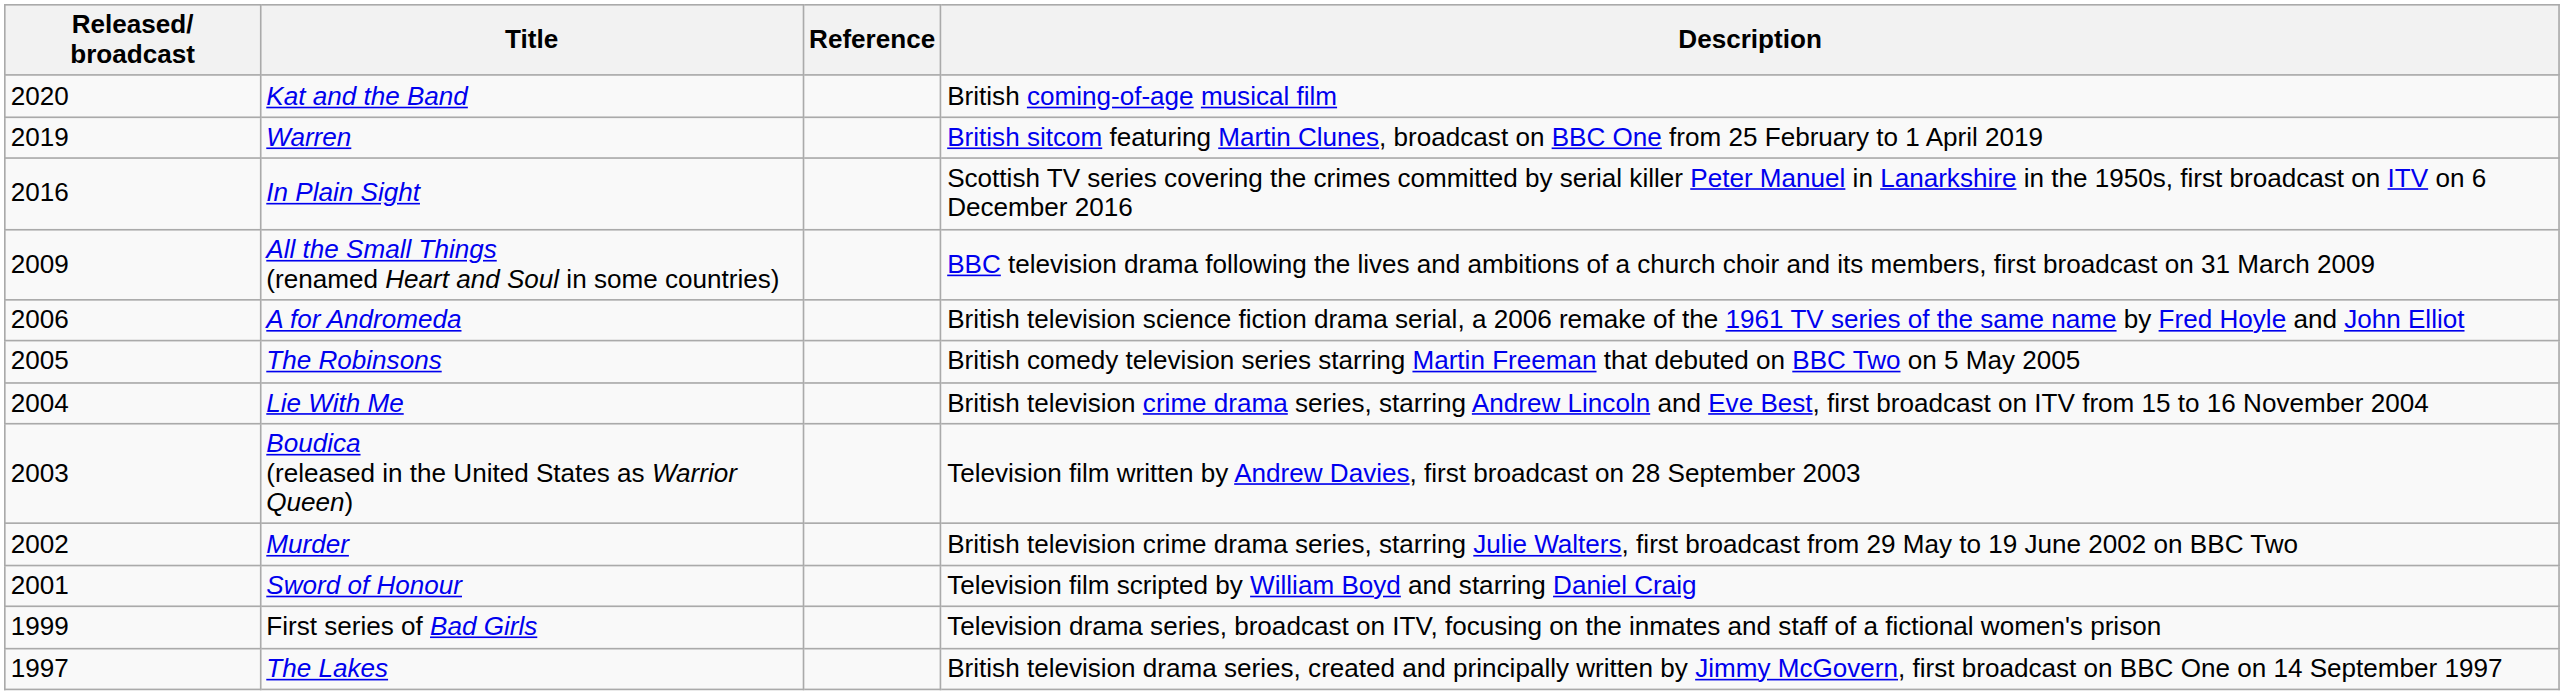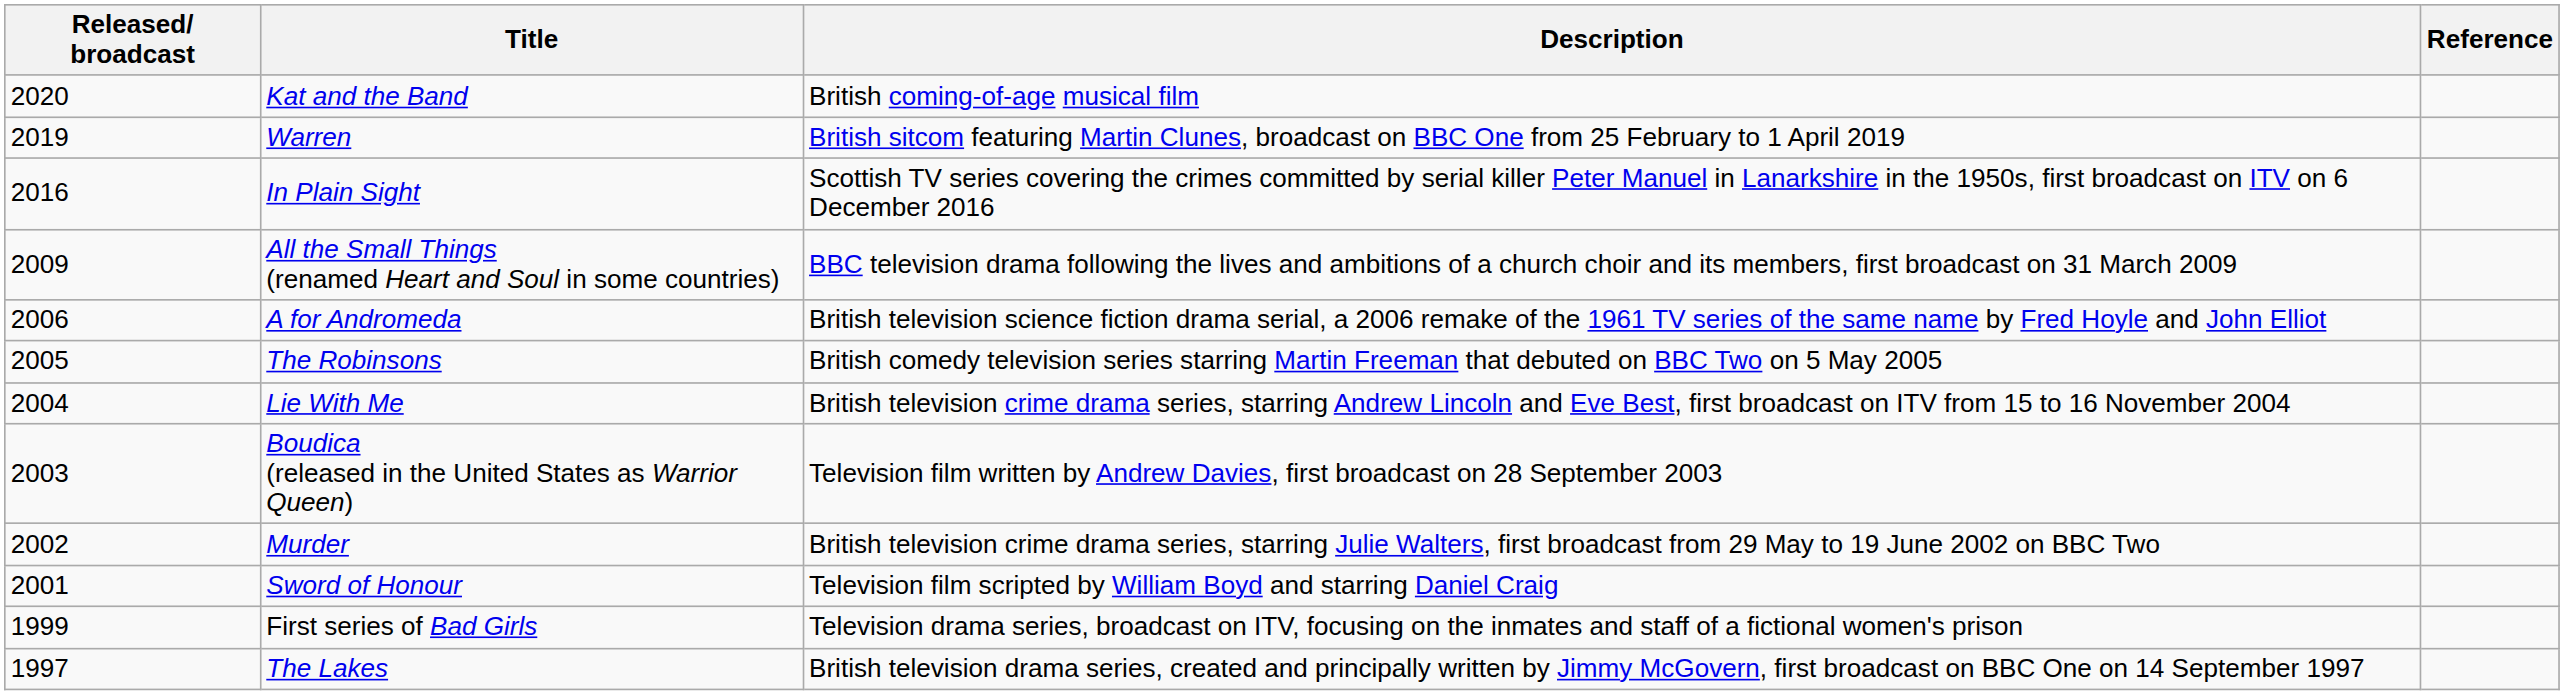columns swapped: (1750, 39) <-> (872, 39)
